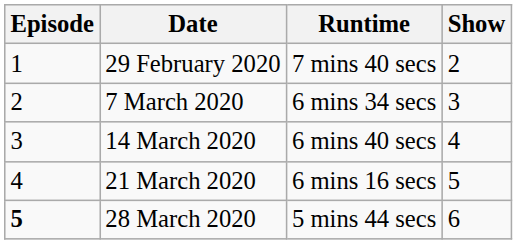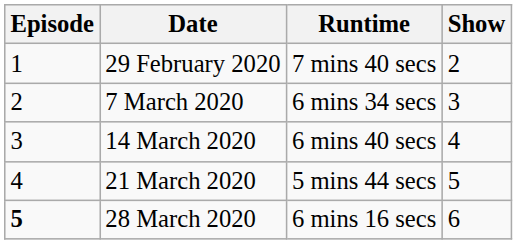(364, 180) 6 mins 16 secs -> (364, 180) 5 mins 44 secs
(364, 219) 5 mins 44 secs -> (364, 219) 6 mins 16 secs
